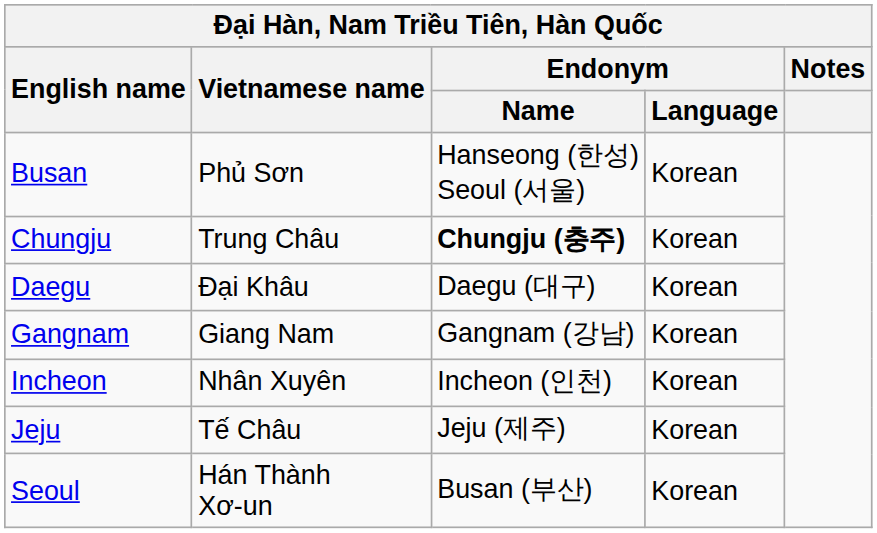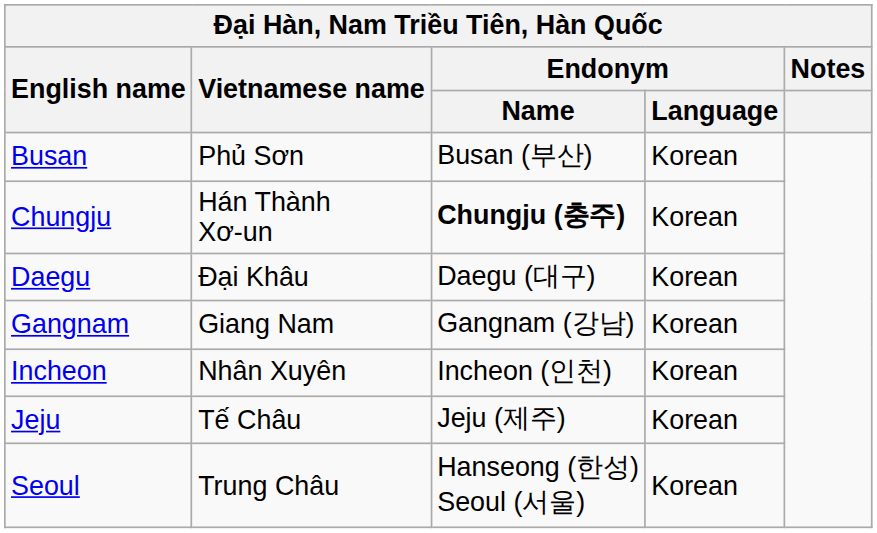(538, 173) Hanseong (한성) Seoul (서울) -> (515, 155) Busan (부산)
(269, 239) Trung Châu -> (264, 216) Hán Thành Xơ-un
(264, 490) Hán Thành Xơ-un -> (269, 485) Trung Châu
(515, 489) Busan (부산) -> (538, 484) Hanseong (한성) Seoul (서울)
